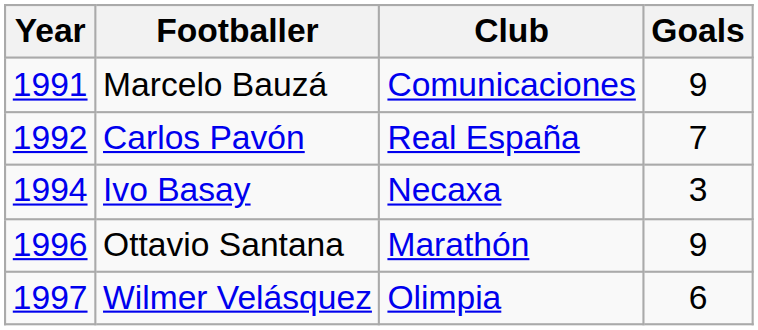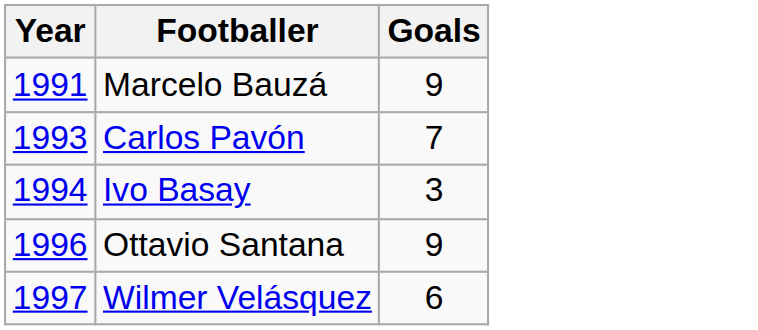- column: (512, 31)
(50, 137) 1992 -> (50, 137) 1993
